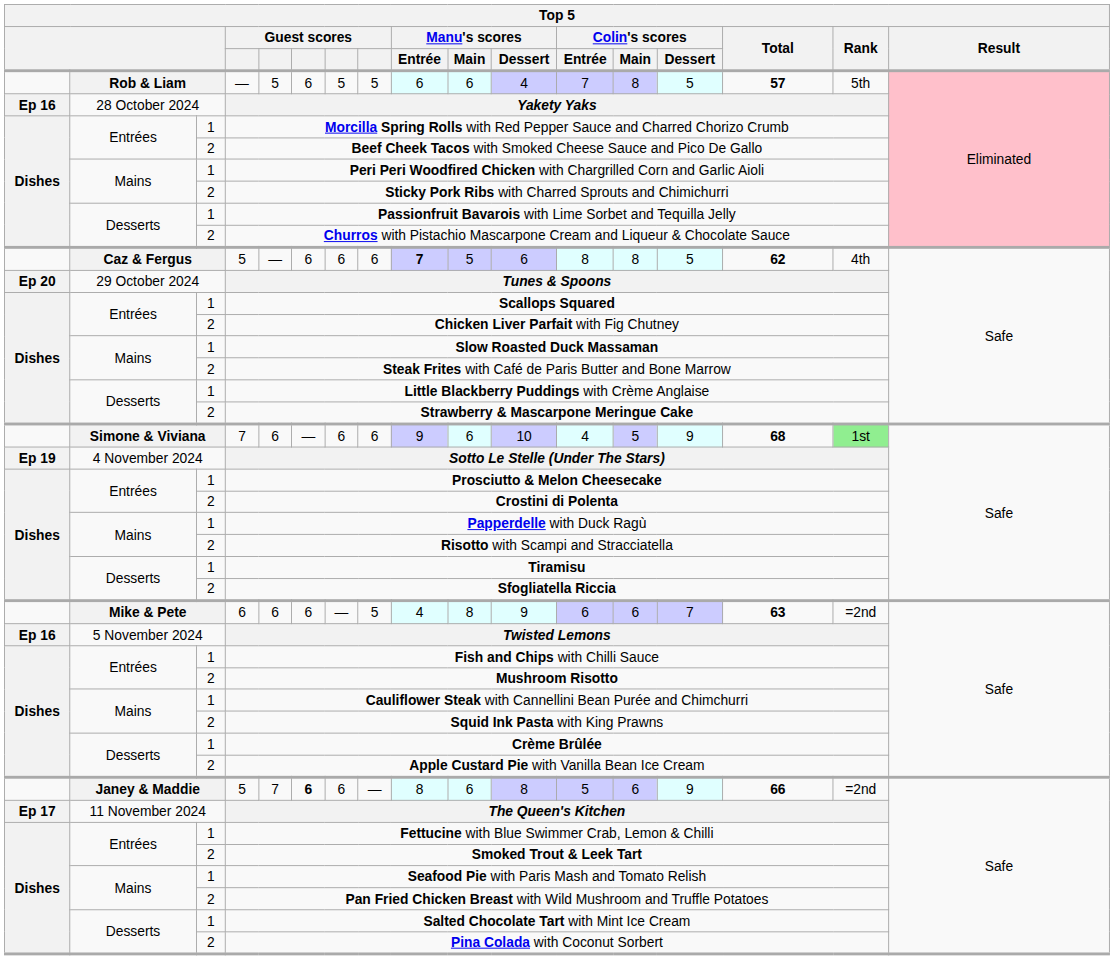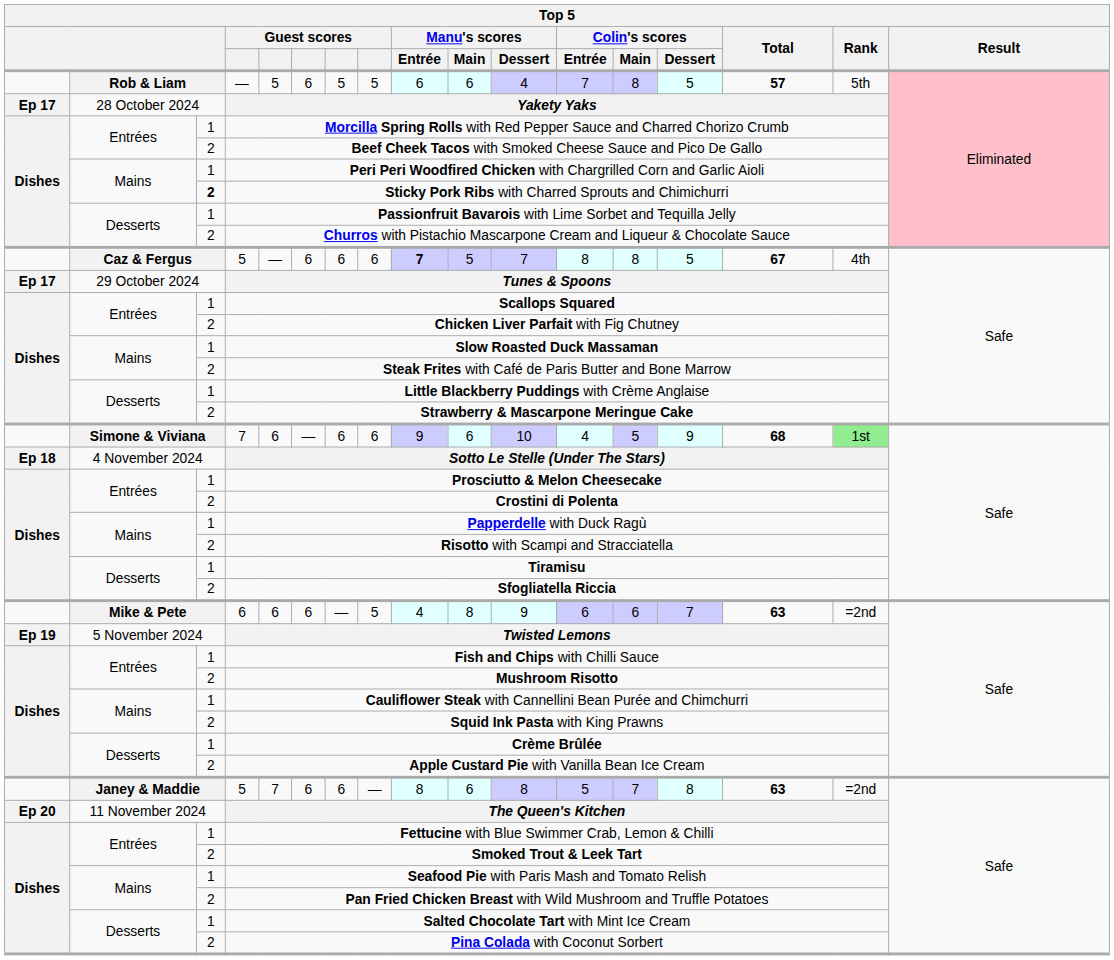(37, 105) Ep 16 -> (37, 105) Ep 17
(211, 192) normal -> (211, 192) bold
(524, 260) 6 -> (524, 260) 7
(778, 260) 62 -> (778, 260) 67
(37, 282) Ep 20 -> (37, 282) Ep 17
(37, 458) Ep 19 -> (37, 458) Ep 18
(37, 635) Ep 16 -> (37, 635) Ep 19
(308, 790) bold -> (308, 790) normal
(635, 790) 6 -> (635, 790) 7
(690, 790) 9 -> (690, 790) 8
(778, 790) 66 -> (778, 790) 63
(37, 812) Ep 17 -> (37, 812) Ep 20
